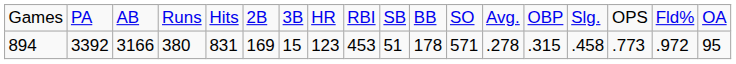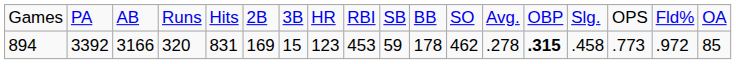(176, 44) 380 -> (176, 44) 320
(393, 44) 51 -> (393, 44) 59
(464, 44) 571 -> (464, 44) 462
(544, 44) normal -> (544, 44) bold
(712, 44) 95 -> (712, 44) 85
